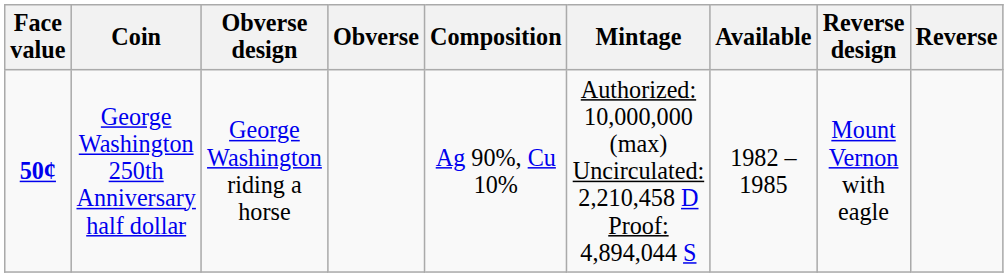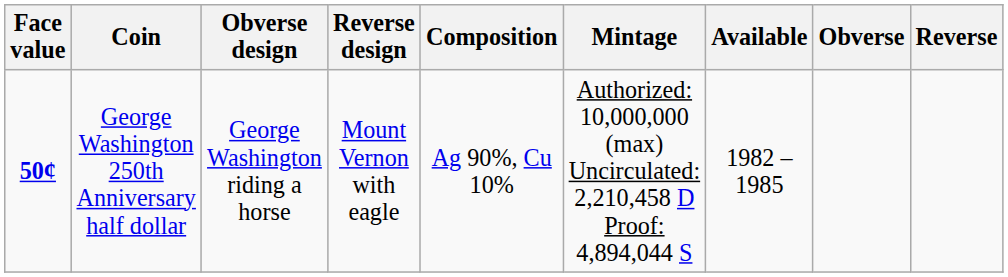columns swapped: (864, 37) <-> (376, 37)
